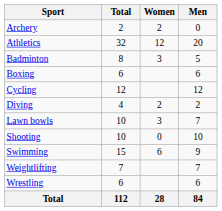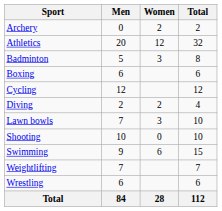columns swapped: (198, 12) <-> (121, 12)
